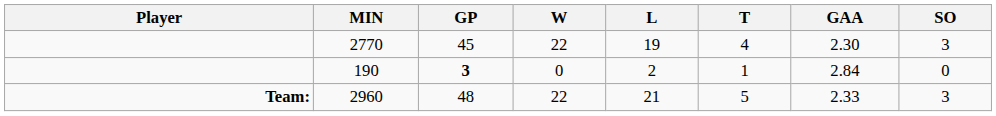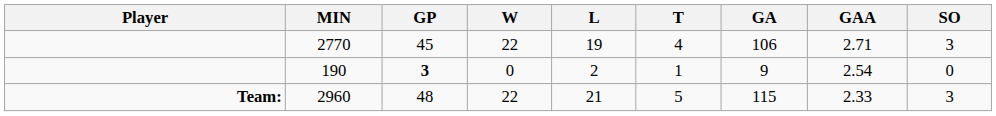+ column: (764, 17)
(845, 44) 2.30 -> (858, 44) 2.71
(845, 70) 2.84 -> (858, 70) 2.54
